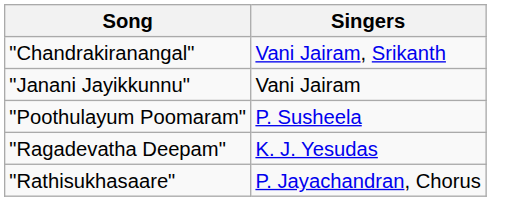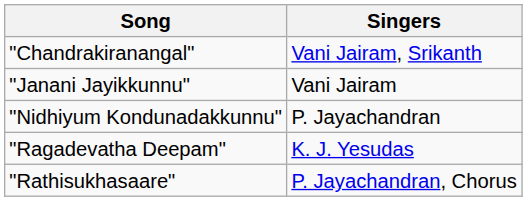+ row: (146, 117)
- row: (128, 117)
